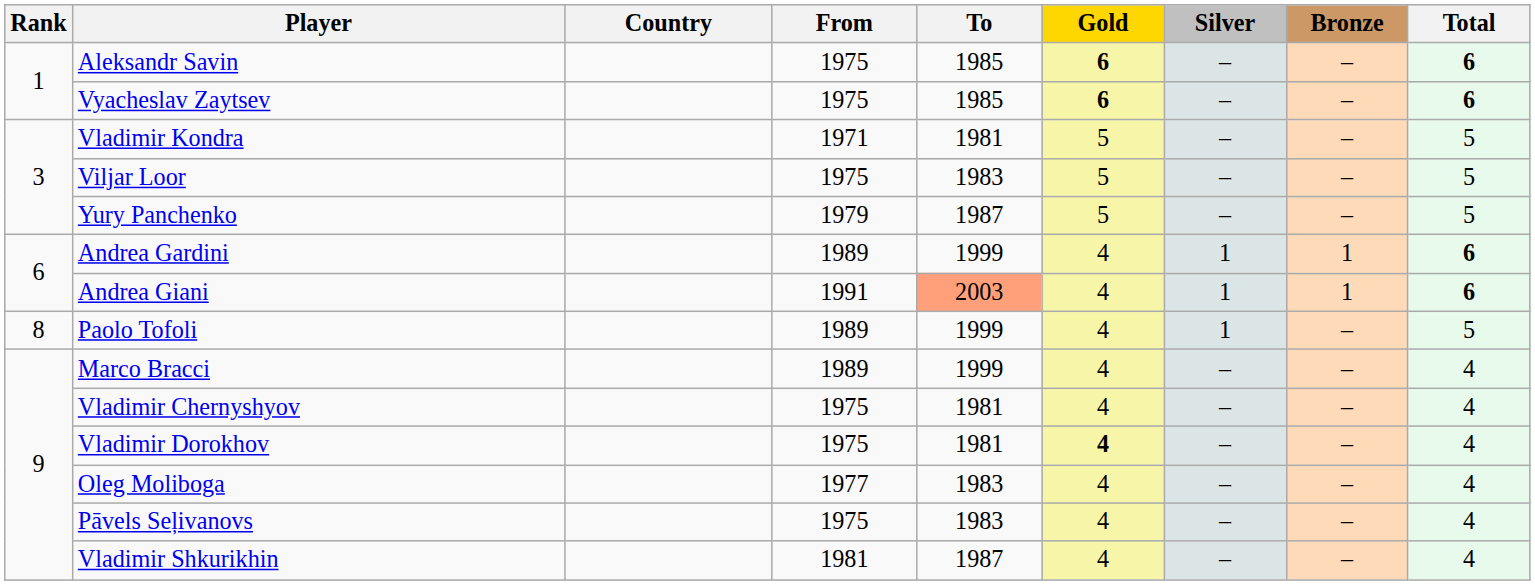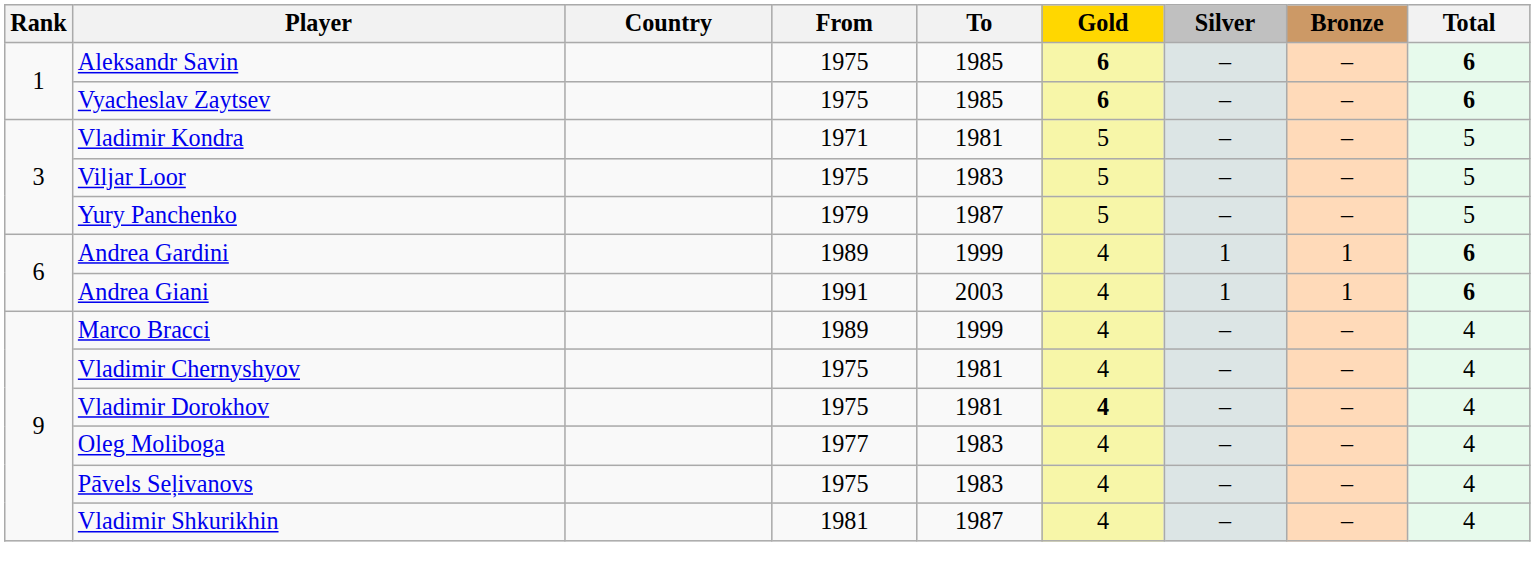(979, 291) lightsalmon background -> (979, 291) no background
- row: (138, 330)
